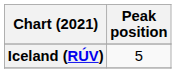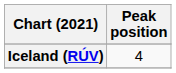(139, 56) 5 -> (139, 56) 4
